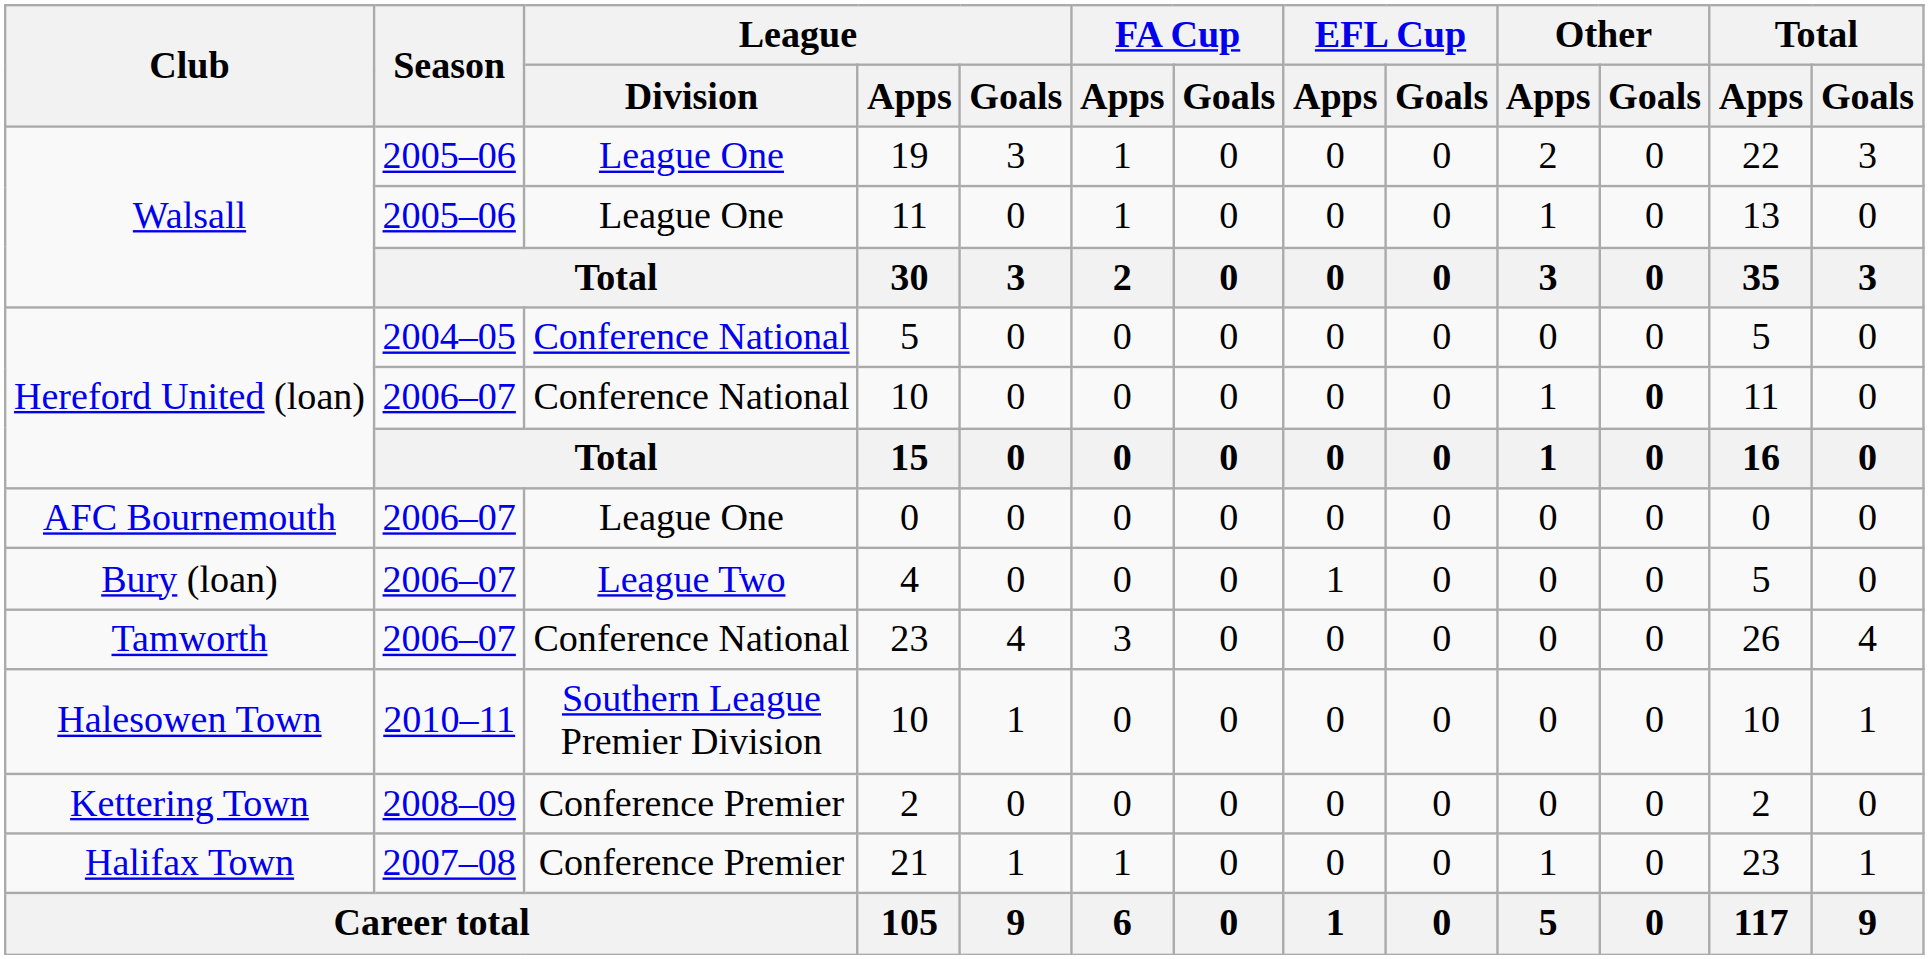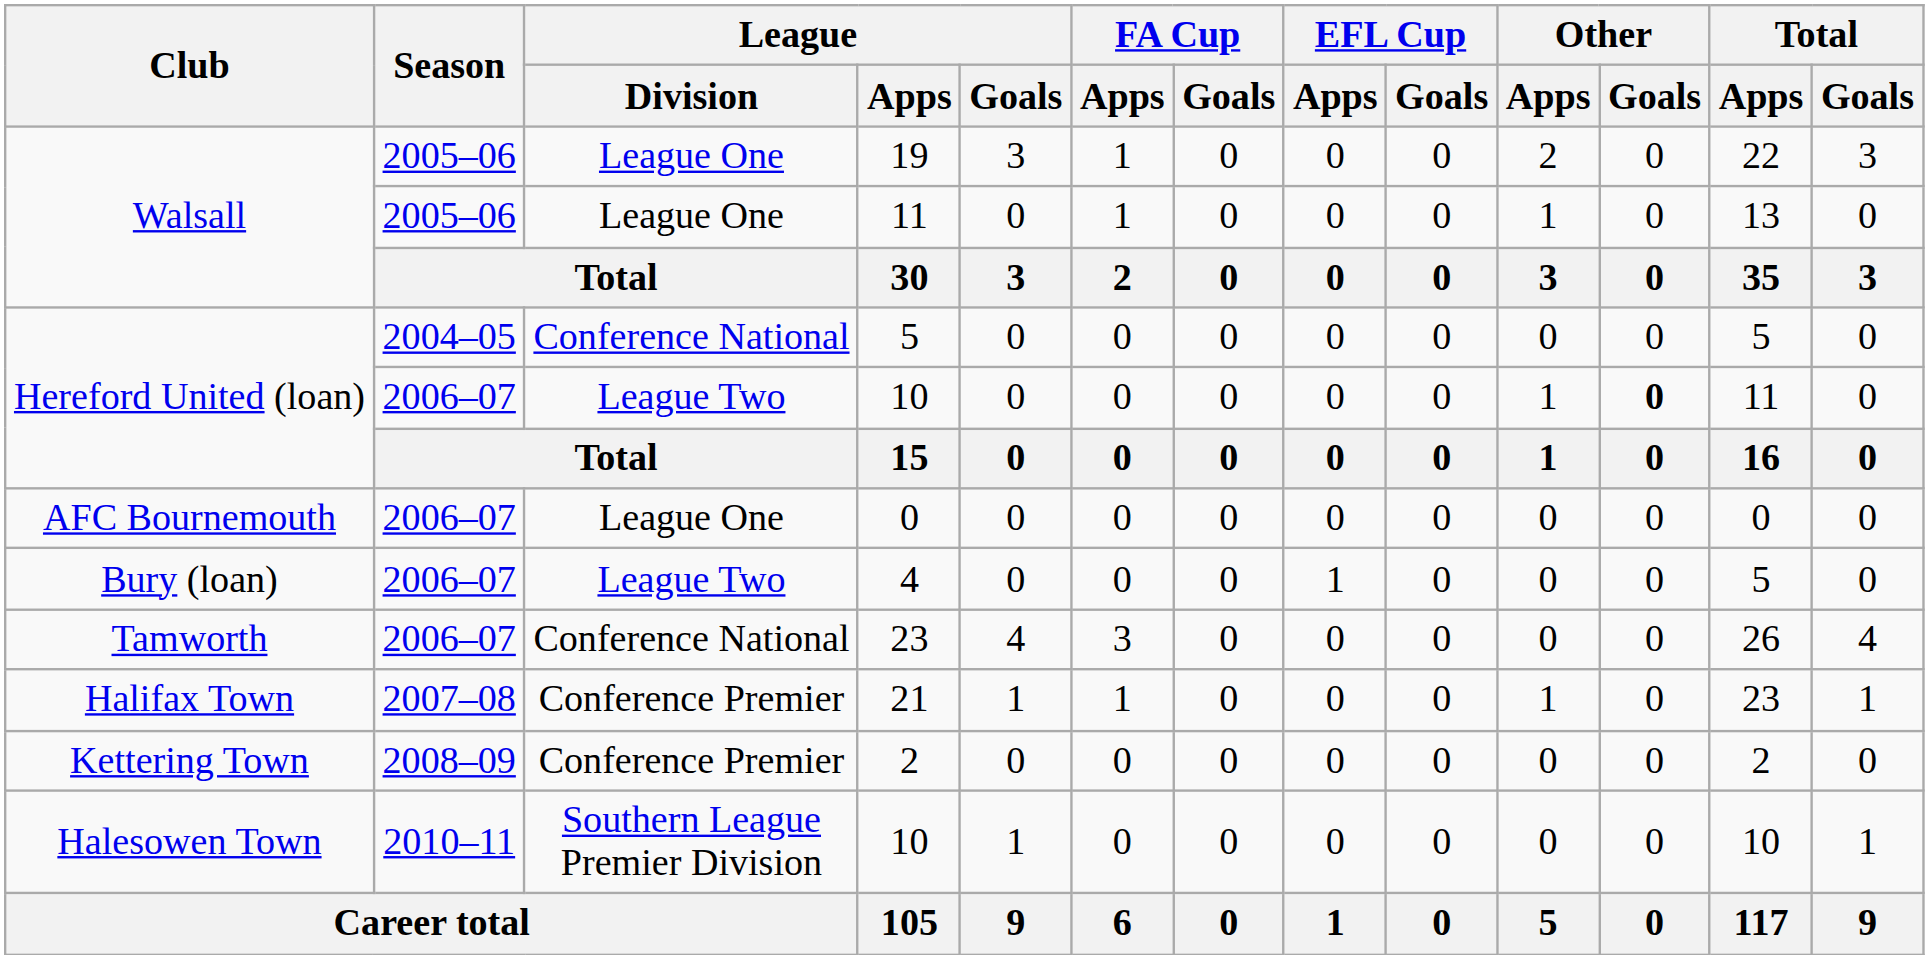(691, 397) Conference National -> (691, 397) League Two
rows swapped: (189, 862) <-> (189, 720)
